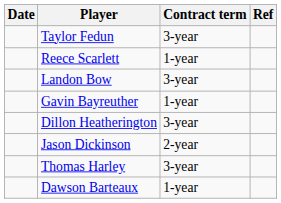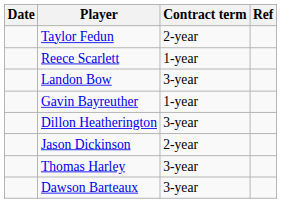(181, 36) 3-year -> (181, 36) 2-year
(181, 187) 1-year -> (181, 187) 3-year
